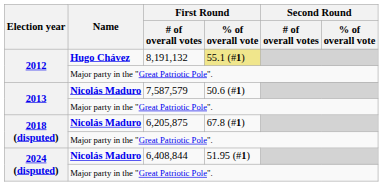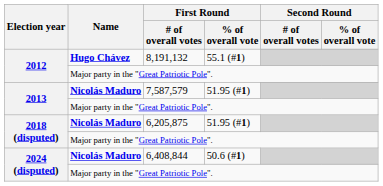(226, 57) khaki background -> (226, 57) no background
(226, 90) 50.6 (#1) -> (228, 90) 51.95 (#1)
(226, 123) 67.8 (#1) -> (228, 123) 51.95 (#1)
(228, 156) 51.95 (#1) -> (226, 156) 50.6 (#1)
